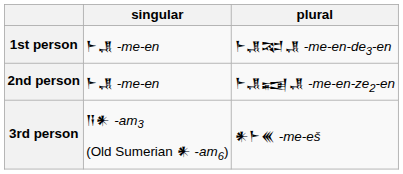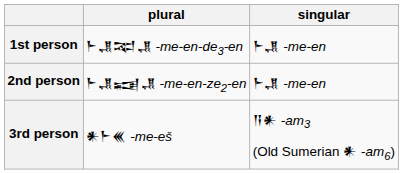columns swapped: (157, 15) <-> (315, 15)
